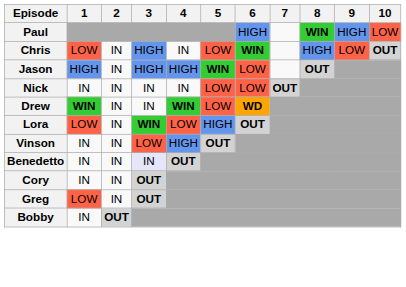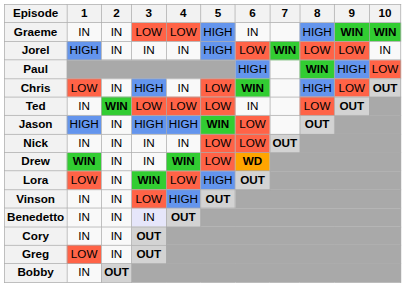+ row: (36, 32)
+ row: (36, 50)
+ row: (36, 106)
